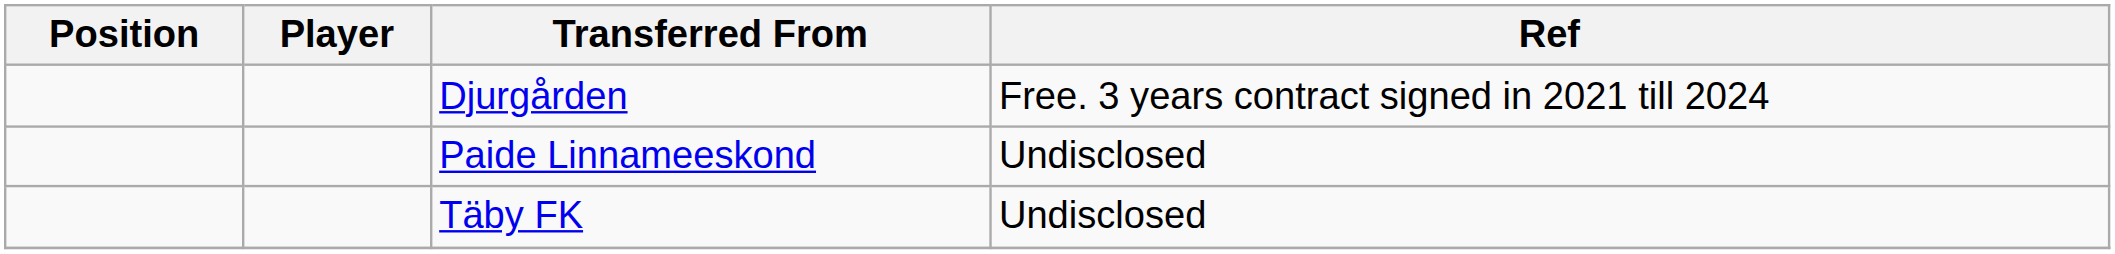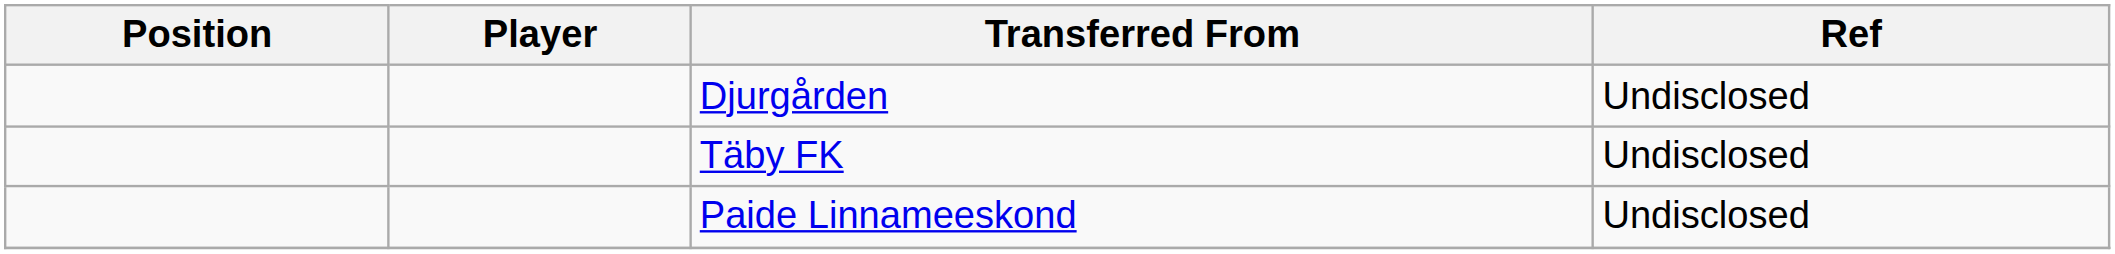(1384, 95) Free. 3 years contract signed in 2021 till 2024 -> (1706, 95) Undisclosed
rows swapped: (511, 215) <-> (628, 155)
